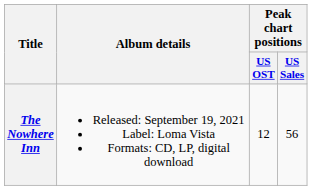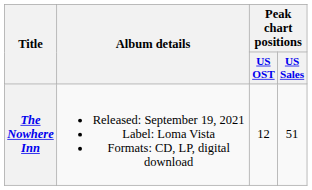(292, 134) 56 -> (292, 134) 51
